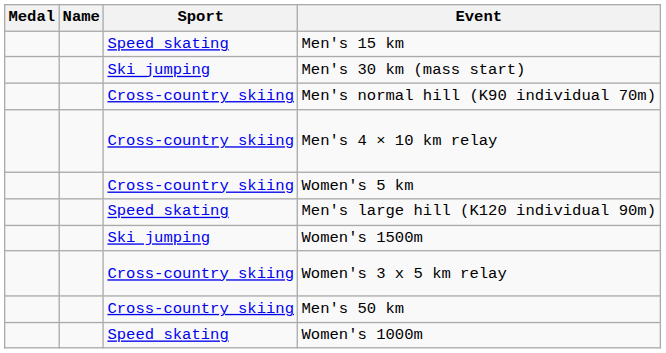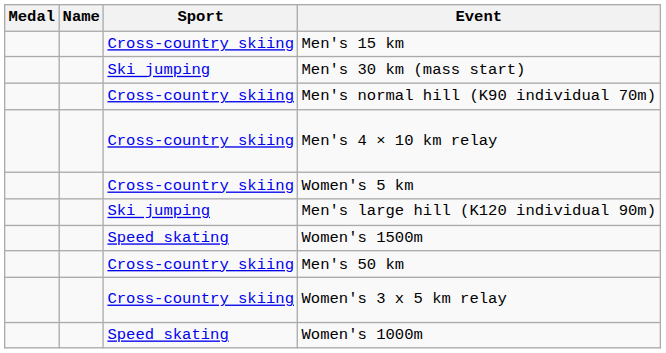(168, 44) Speed skating -> (201, 44) Cross-country skiing
(168, 212) Speed skating -> (159, 212) Ski jumping
(159, 238) Ski jumping -> (168, 238) Speed skating
rows swapped: (353, 309) <-> (404, 273)
